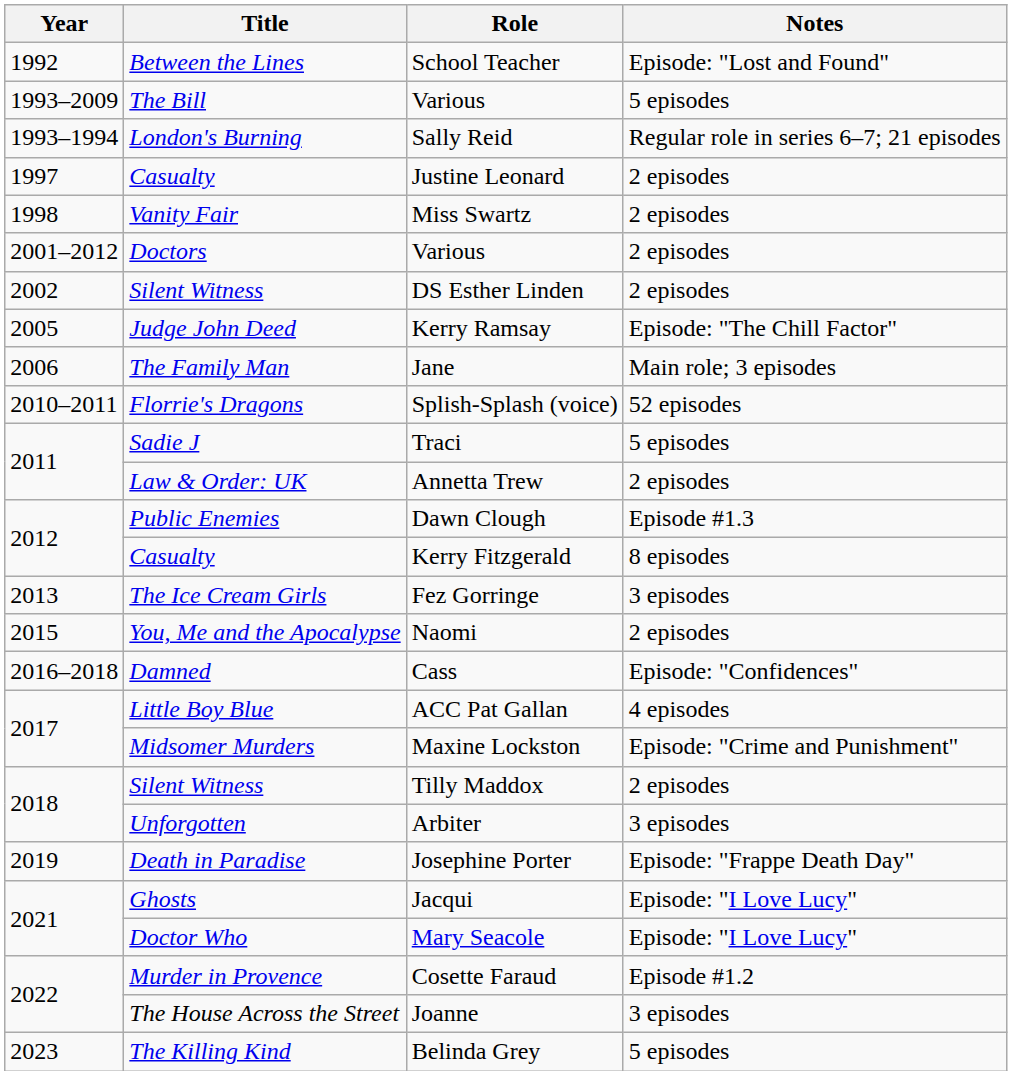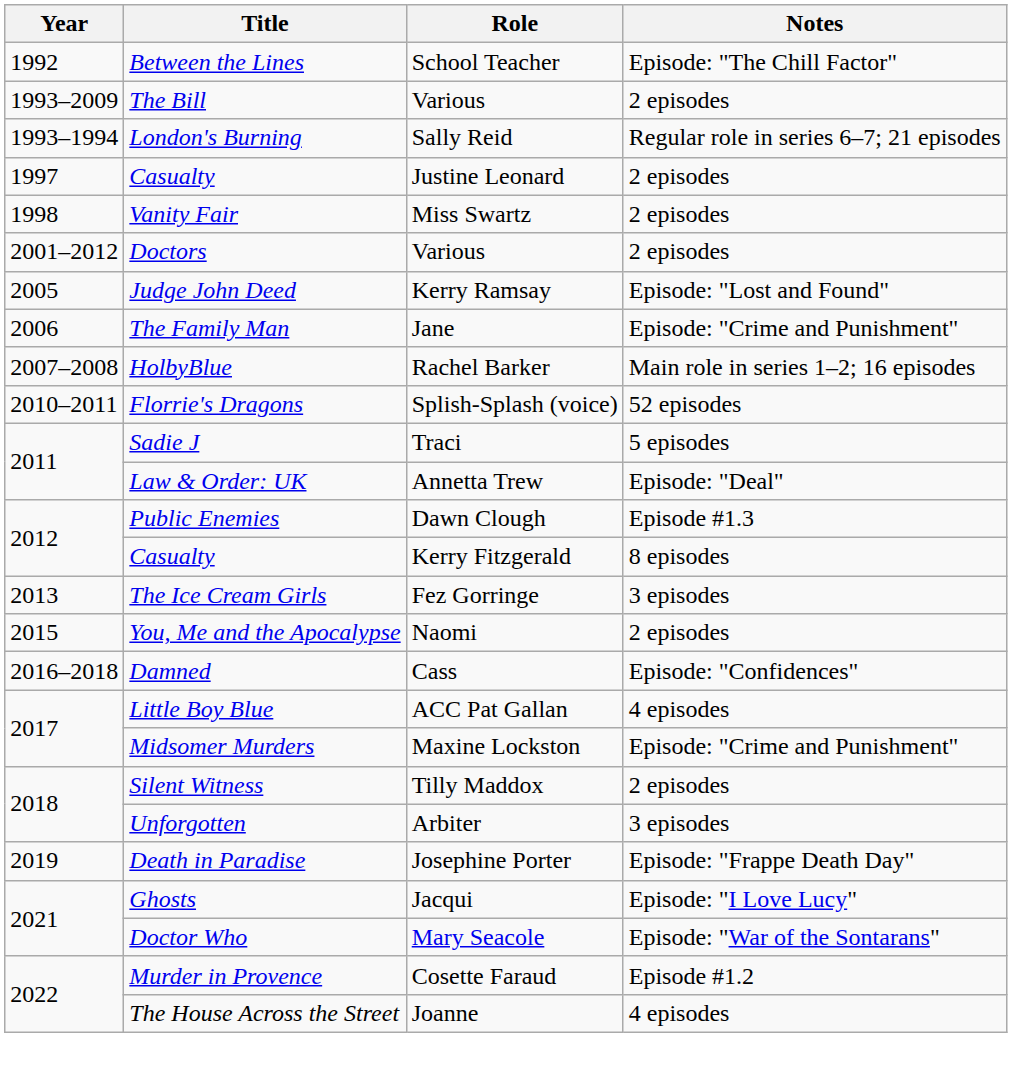(759, 61) Episode: "Lost and Found" -> (763, 61) Episode: "The Chill Factor"
(679, 99) 5 episodes -> (679, 99) 2 episodes
- row: (196, 289)
(763, 328) Episode: "The Chill Factor" -> (759, 289) Episode: "Lost and Found"
(732, 366) Main role; 3 episodes -> (794, 328) Episode: "Crime and Punishment"
+ row: (181, 366)
(679, 480) 2 episodes -> (706, 480) Episode: "Deal"
(743, 937) Episode: "I Love Lucy" -> (784, 937) Episode: "War of the Sontarans"
(679, 1013) 3 episodes -> (679, 1013) 4 episodes
- row: (210, 1051)
